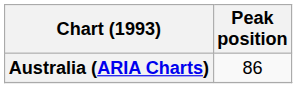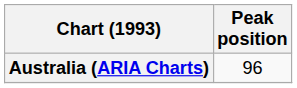(252, 67) 86 -> (252, 67) 96
